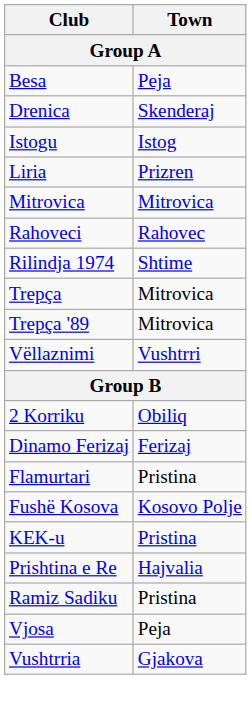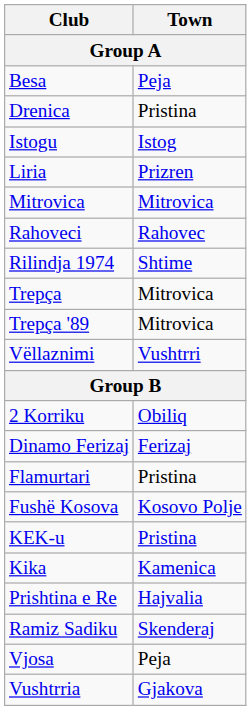(176, 111) Skenderaj -> (167, 111) Pristina
+ row: (28, 567)
(167, 598) Pristina -> (176, 628) Skenderaj
